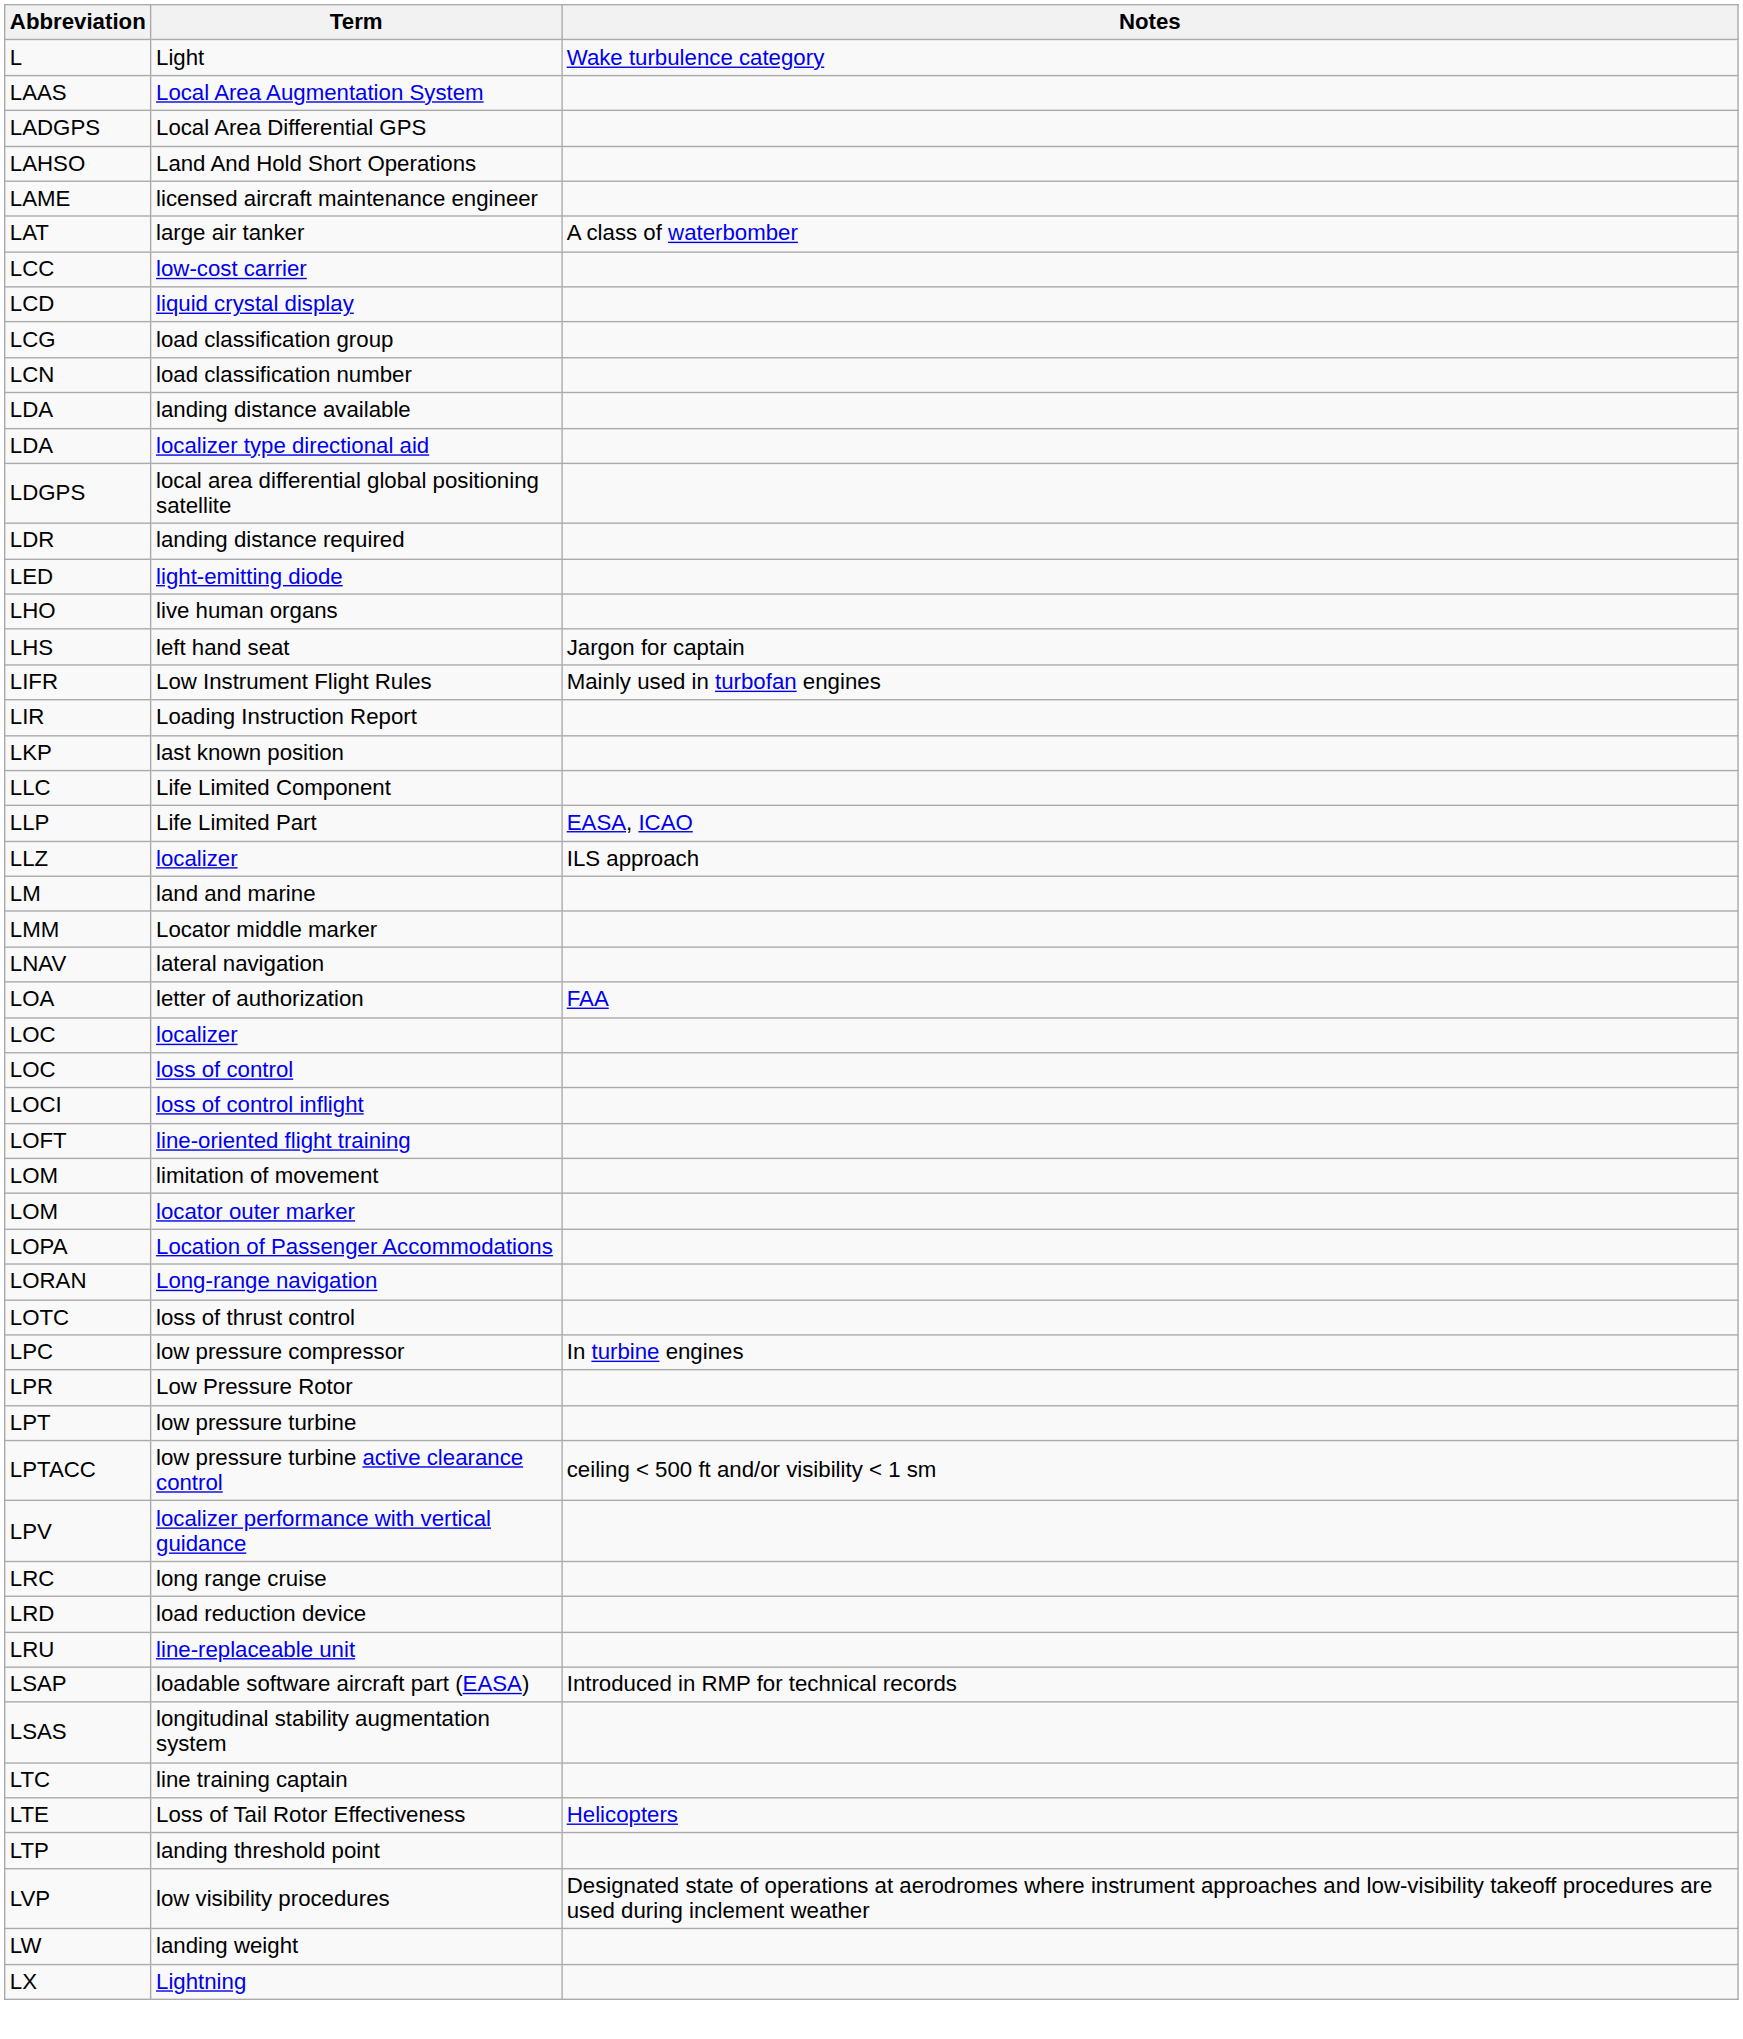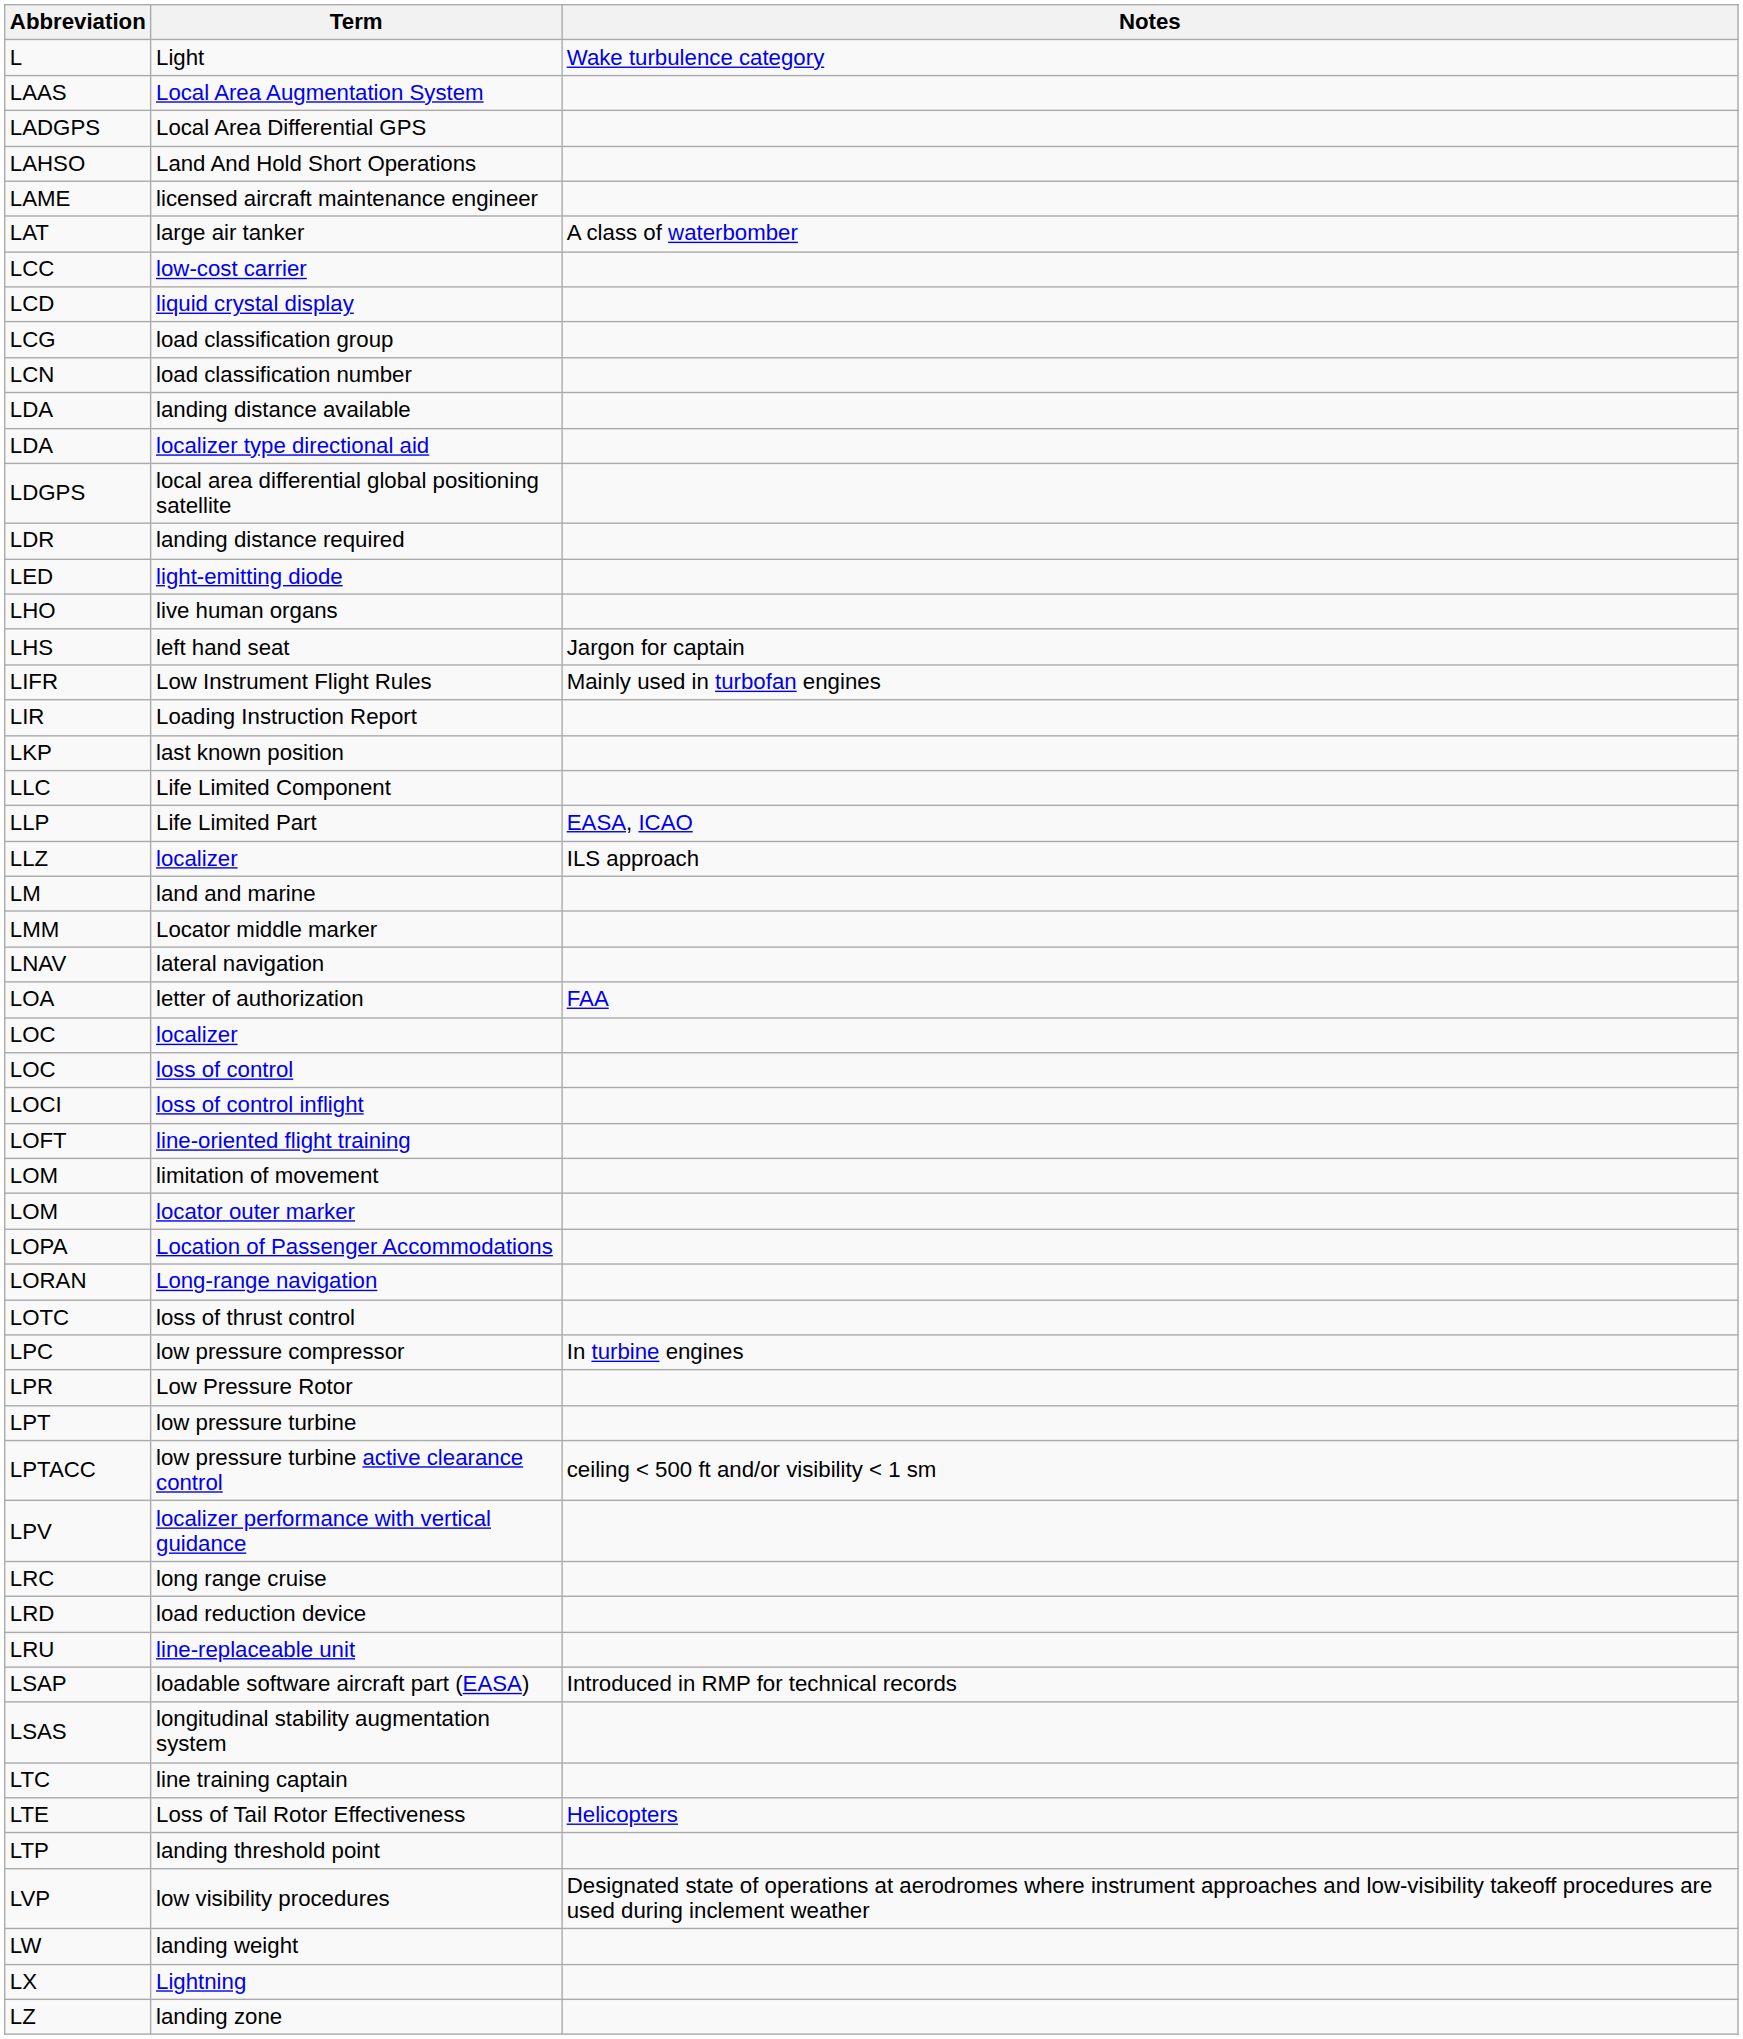+ row: (23, 2016)
